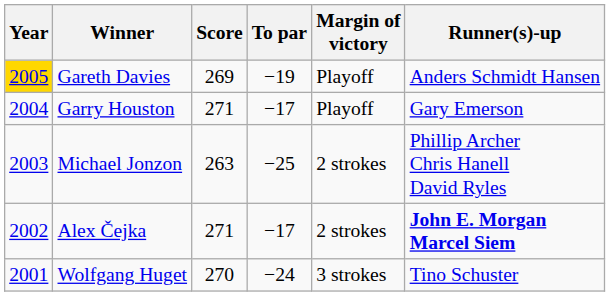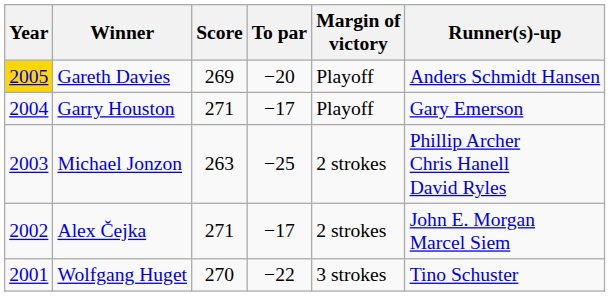(279, 76) −19 -> (279, 76) −20
(478, 231) bold -> (472, 231) normal
(279, 275) −24 -> (279, 275) −22
